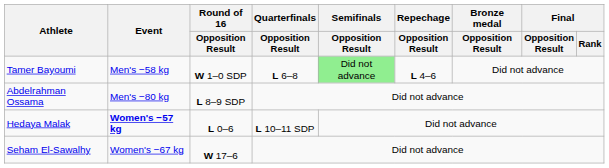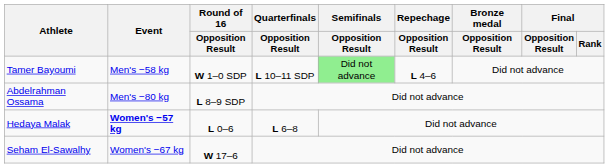(285, 76) L 6–8 -> (285, 76) L 10–11 SDP
(285, 129) L 10–11 SDP -> (285, 129) L 6–8
